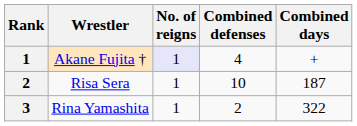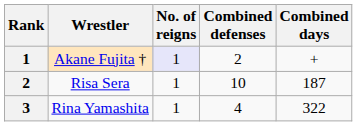(238, 58) 4 -> (238, 58) 2
(238, 108) 2 -> (238, 108) 4
